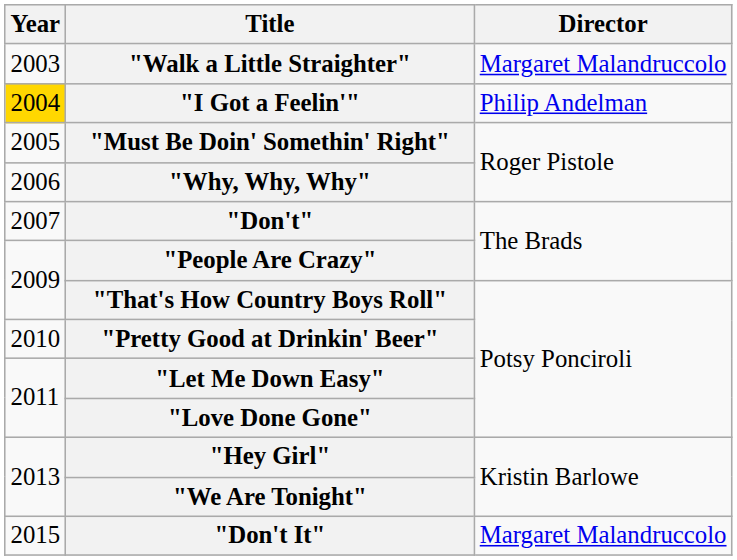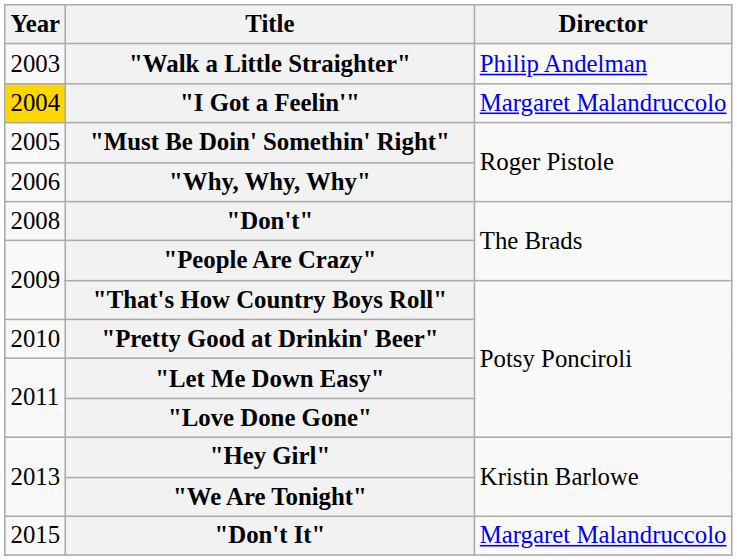(603, 63) Margaret Malandruccolo -> (563, 63) Philip Andelman
(563, 102) Philip Andelman -> (603, 102) Margaret Malandruccolo
(35, 220) 2007 -> (35, 220) 2008
